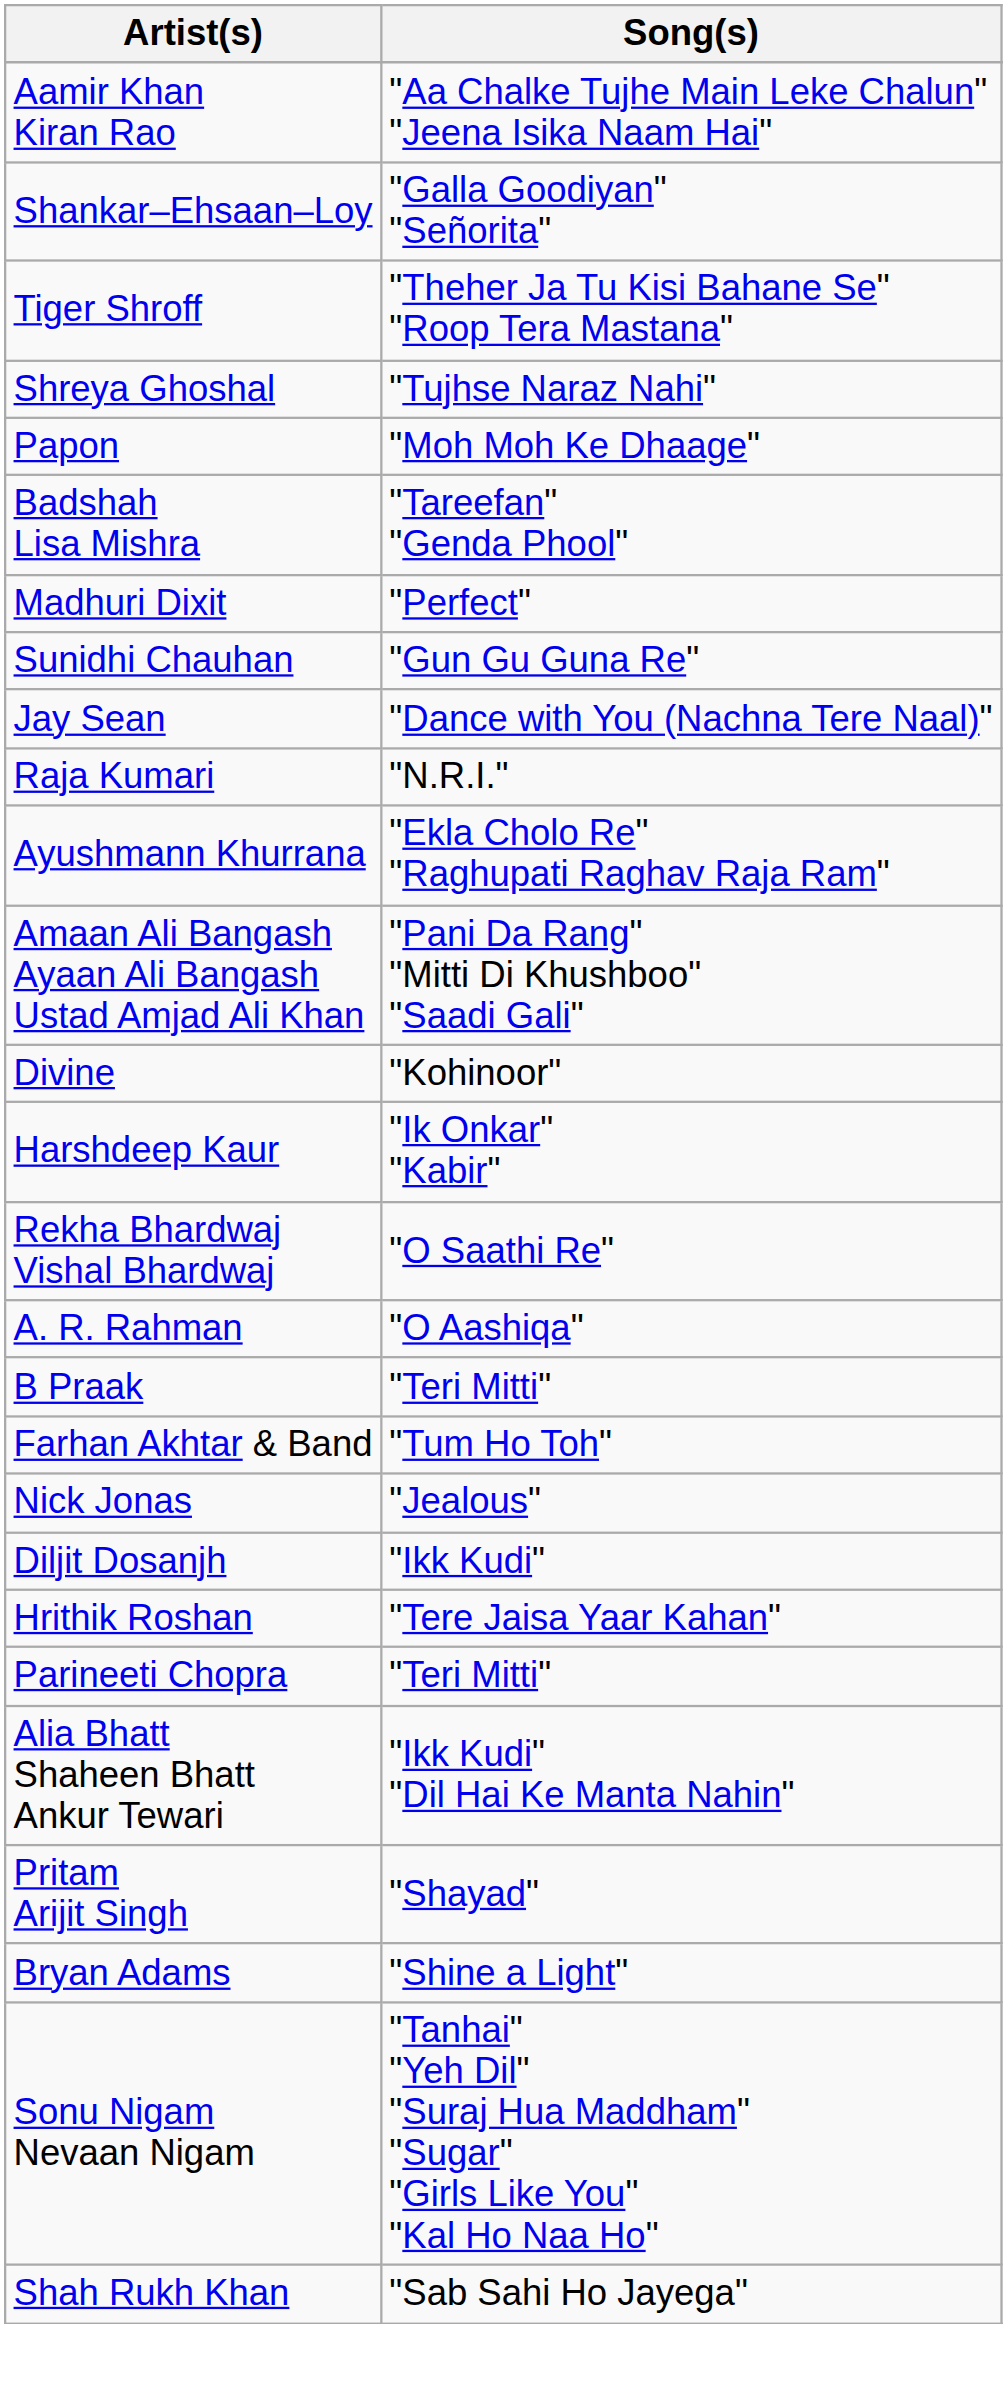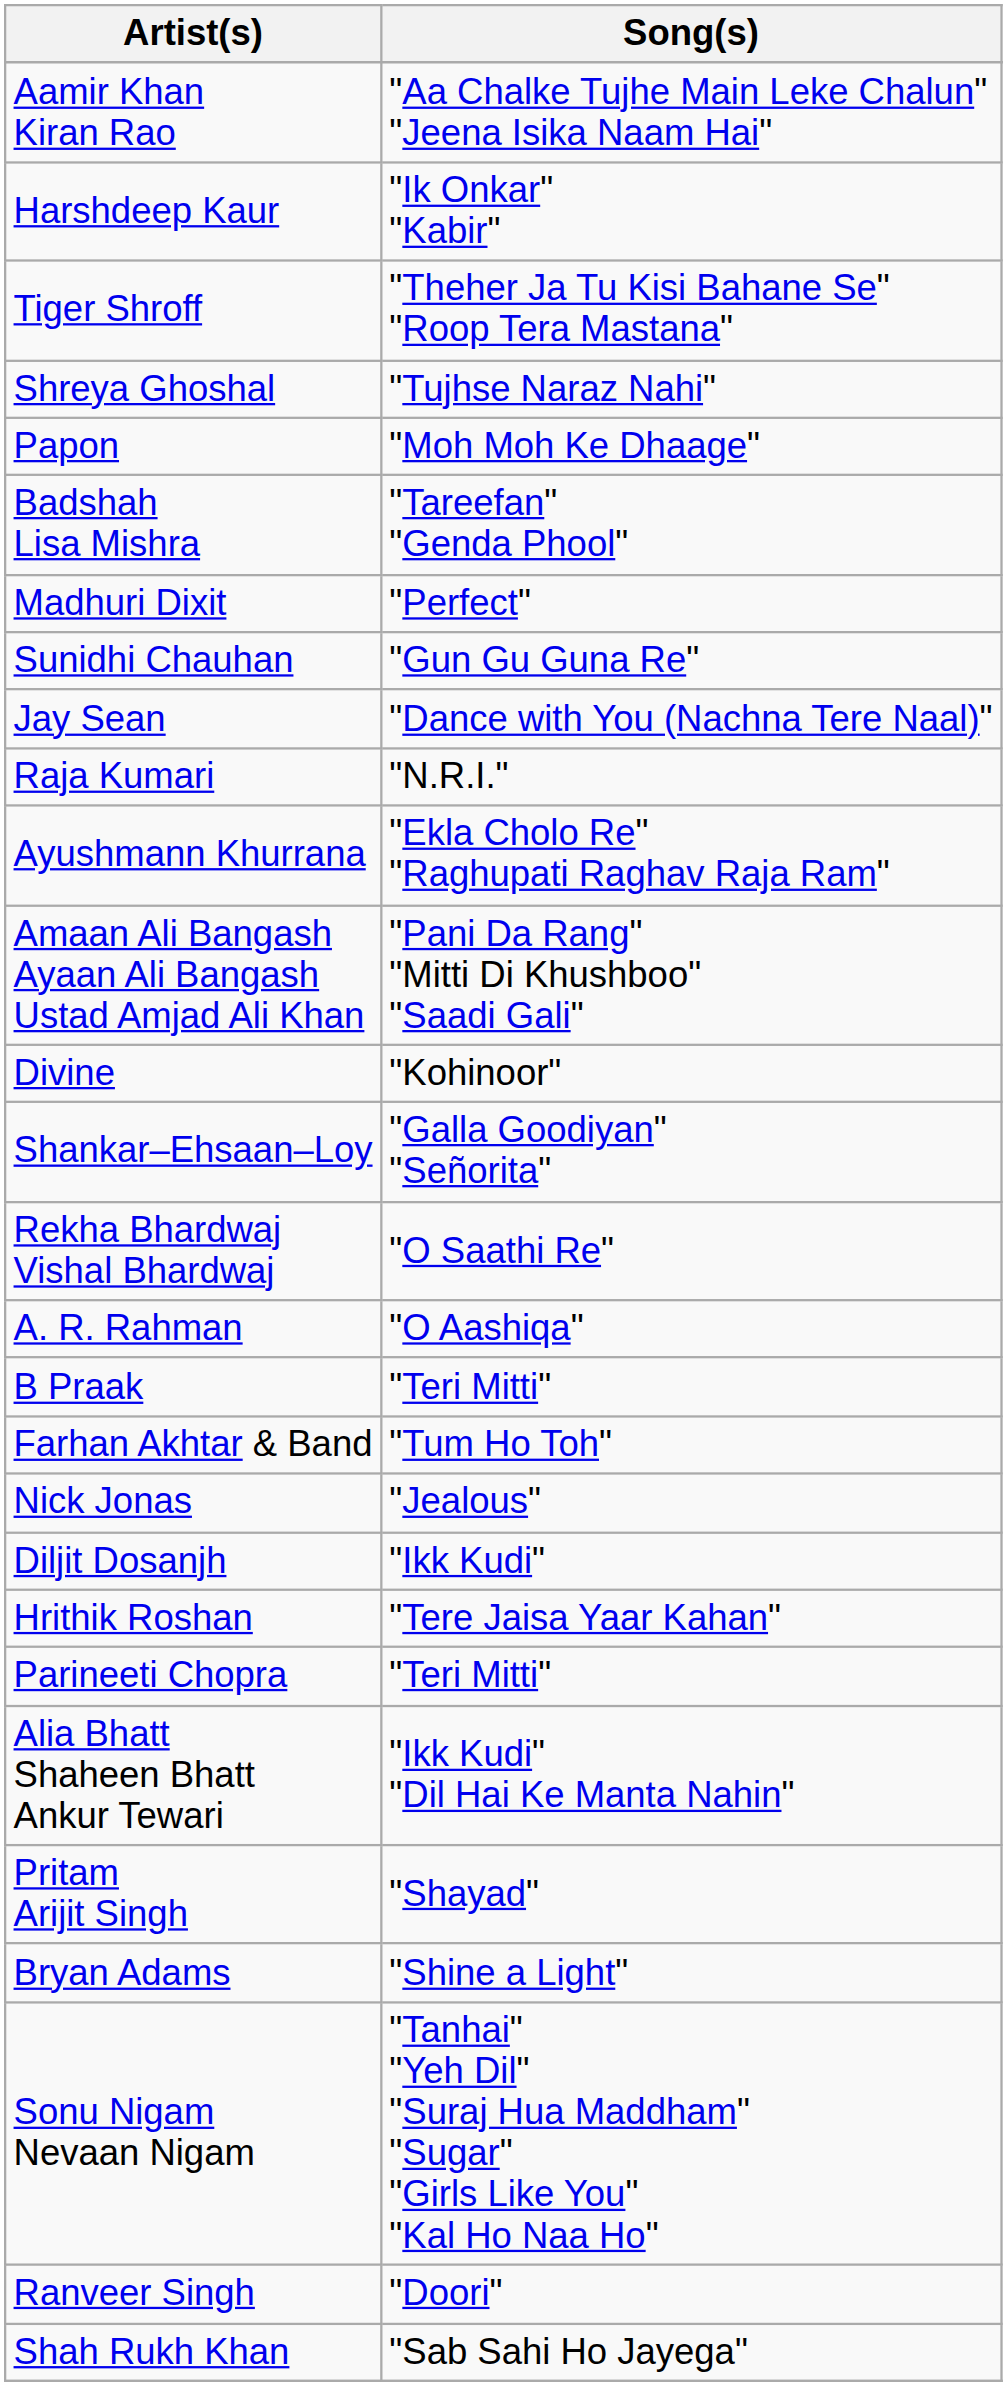rows swapped: (193, 210) <-> (146, 1151)
+ row: (134, 2293)
